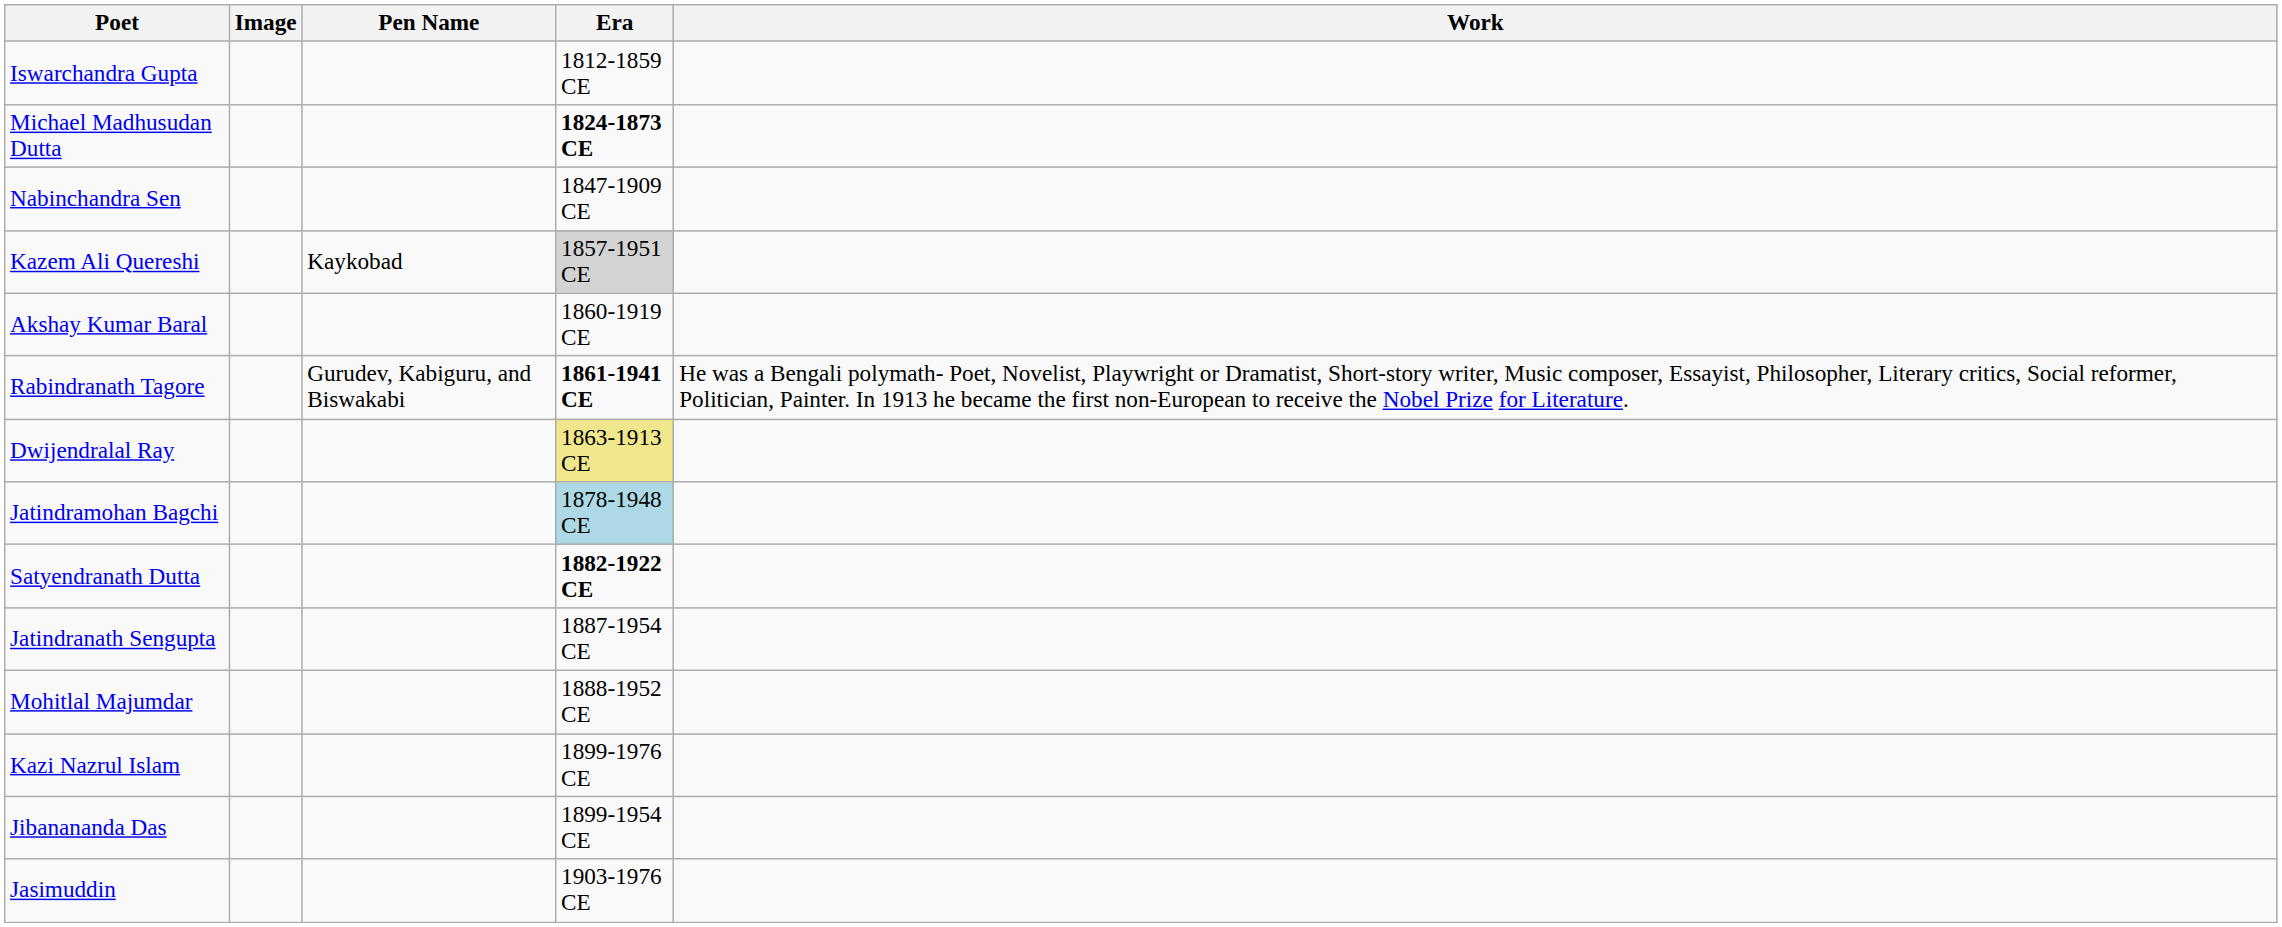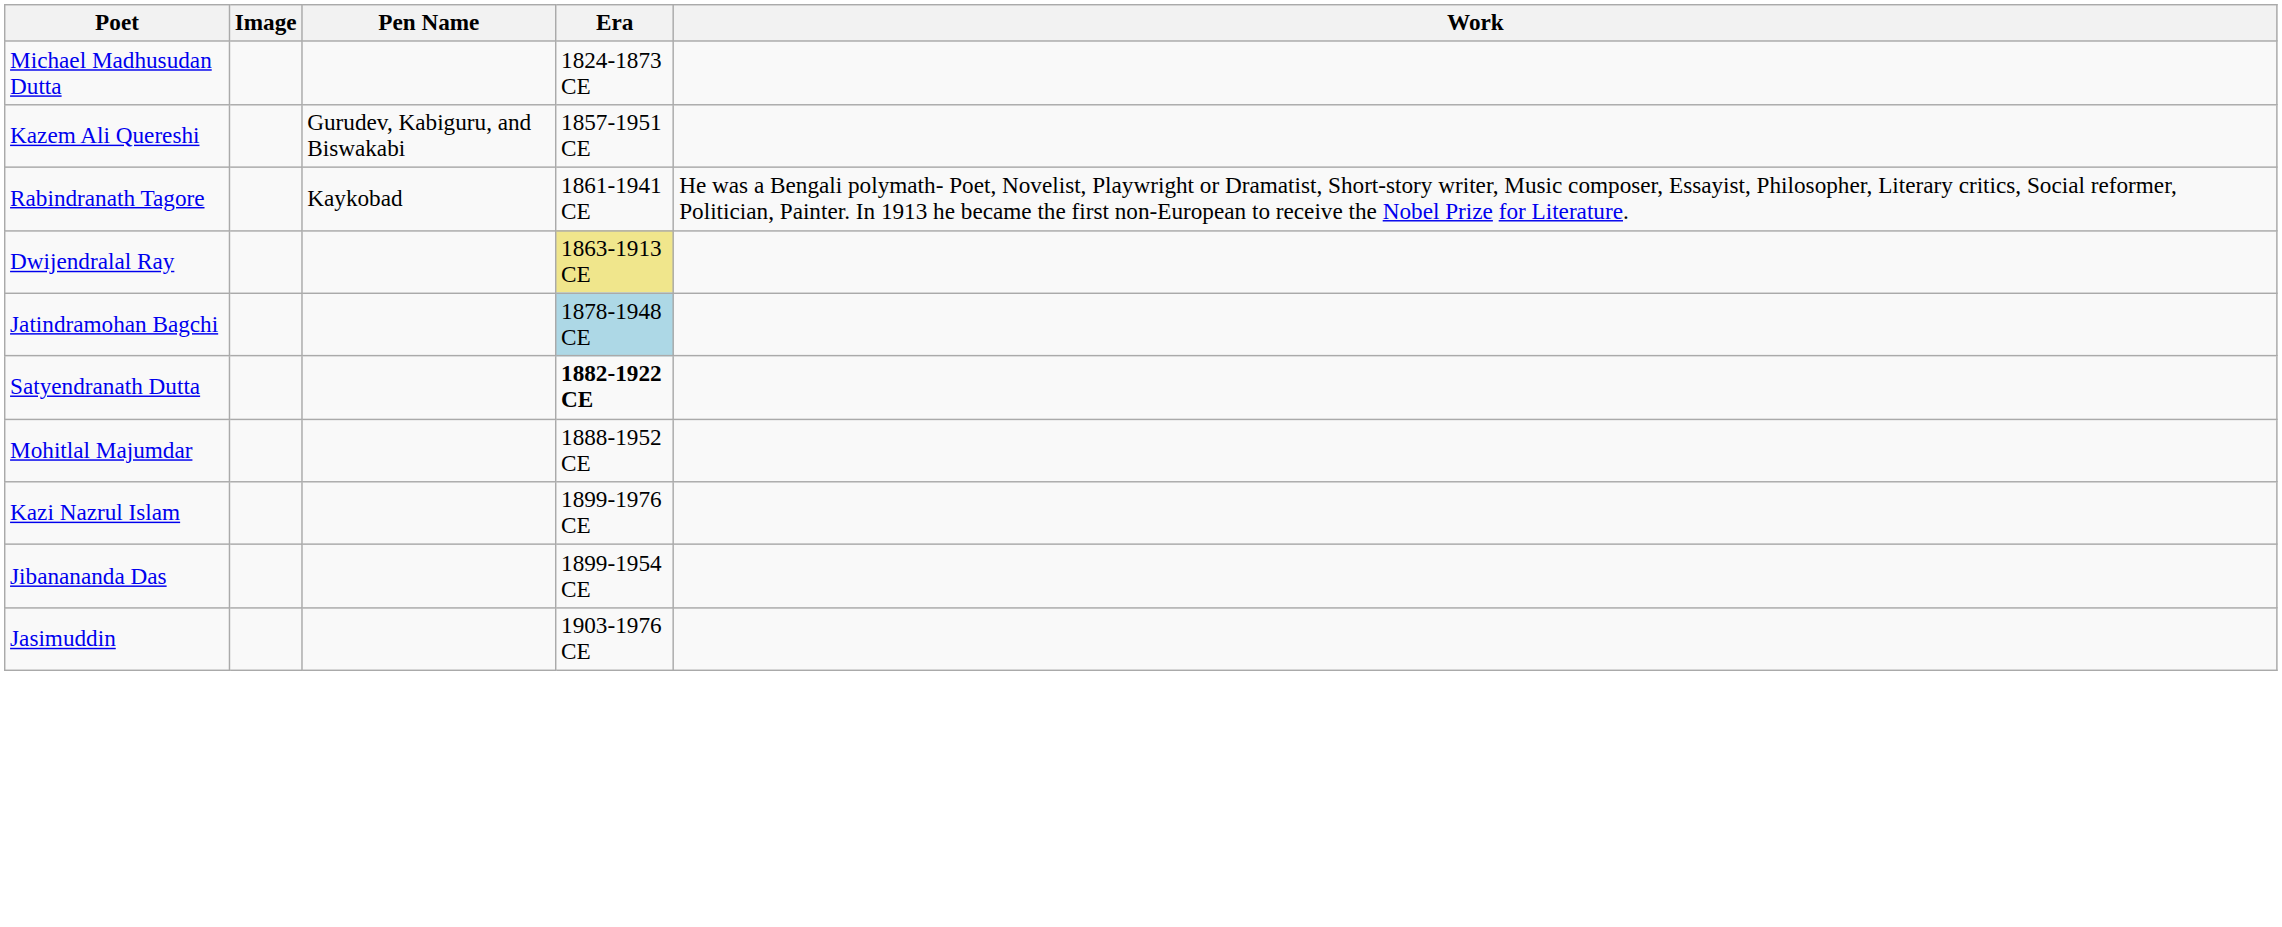- row: (104, 72)
(611, 135) bold -> (611, 72) normal
- row: (95, 198)
(355, 261) Kaykobad -> (419, 135) Gurudev, Kabiguru, and Biswakabi
(611, 261) lightgrey background -> (611, 135) no background
- row: (109, 324)
(419, 387) Gurudev, Kabiguru, and Biswakabi -> (355, 198) Kaykobad
(611, 387) bold -> (611, 198) normal
- row: (113, 638)
